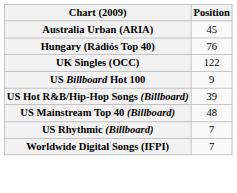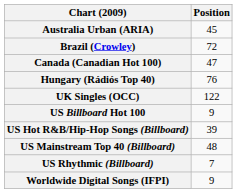+ row: (98, 46)
+ row: (98, 63)
(212, 146) 7 -> (212, 180) 9
